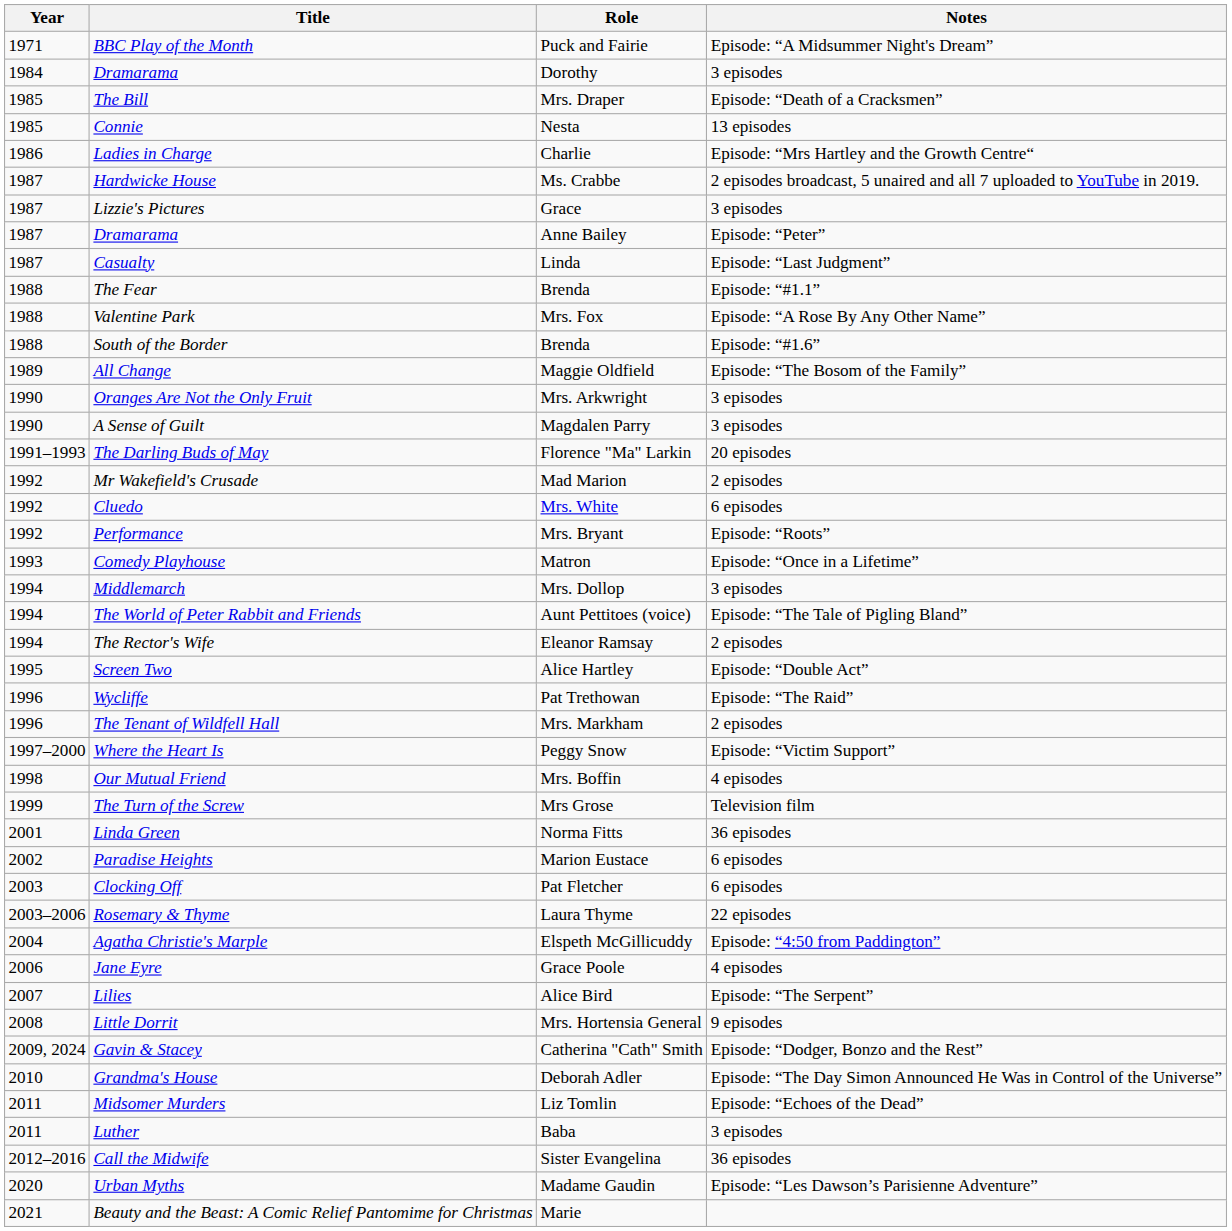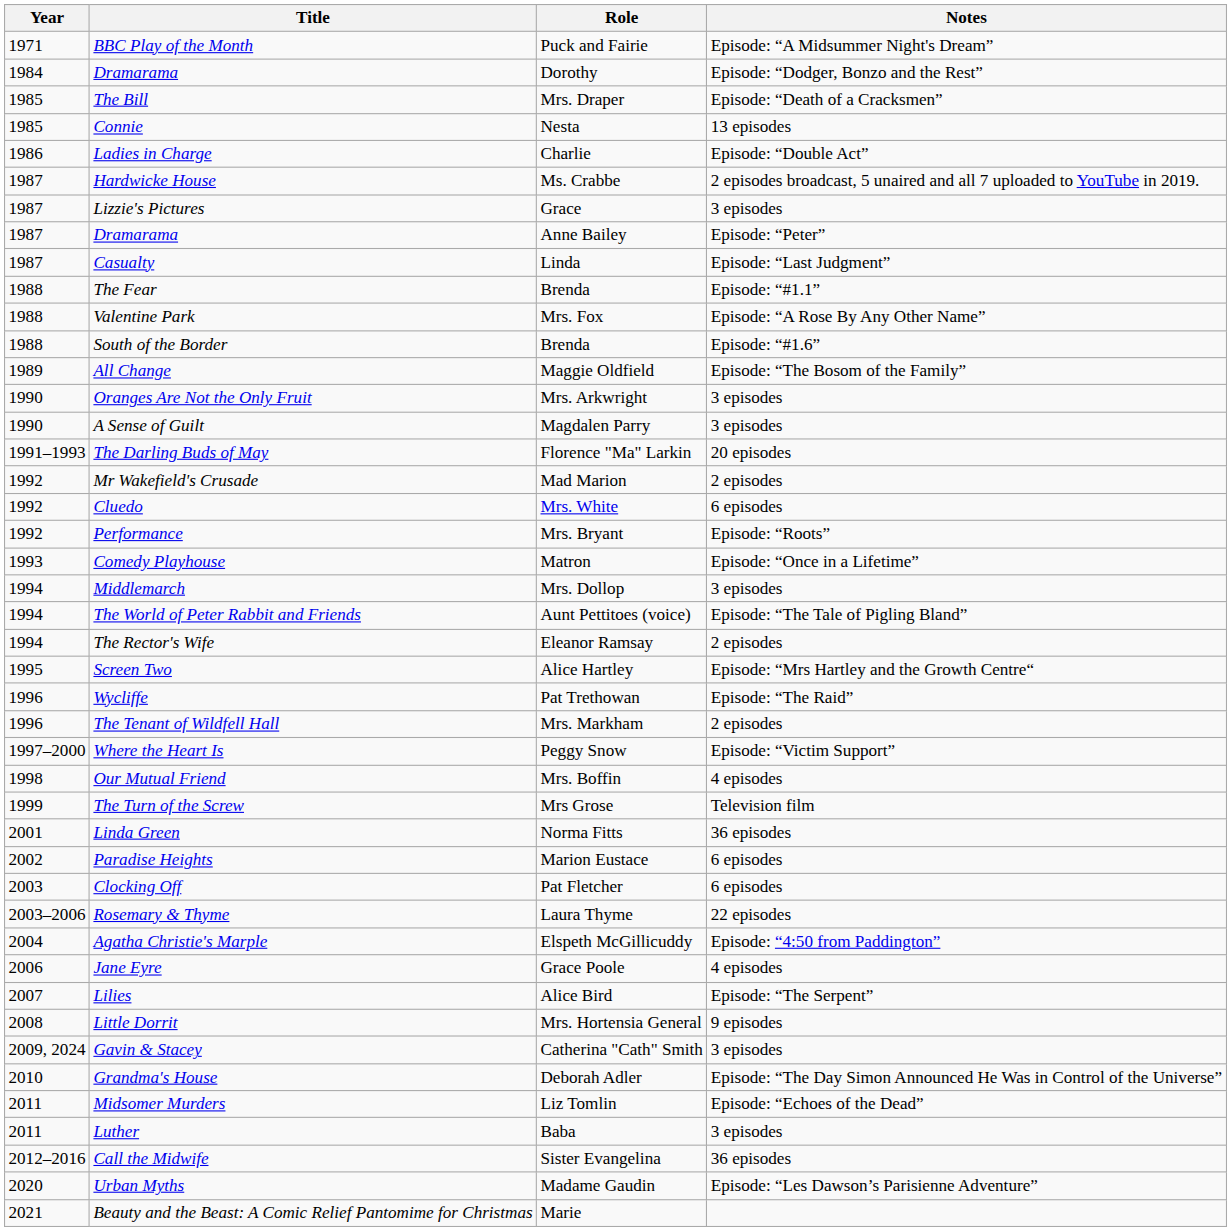(747, 72) 3 episodes -> (847, 72) Episode: “Dodger, Bonzo and the Rest”
(872, 153) Episode: “Mrs Hartley and the Growth Centre“ -> (790, 153) Episode: “Double Act”
(790, 669) Episode: “Double Act” -> (872, 669) Episode: “Mrs Hartley and the Growth Centre“
(847, 1049) Episode: “Dodger, Bonzo and the Rest” -> (747, 1049) 3 episodes
